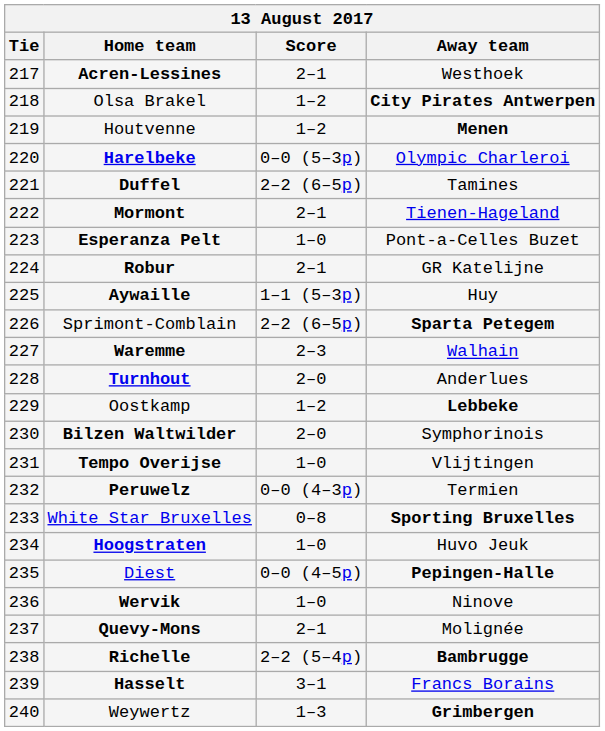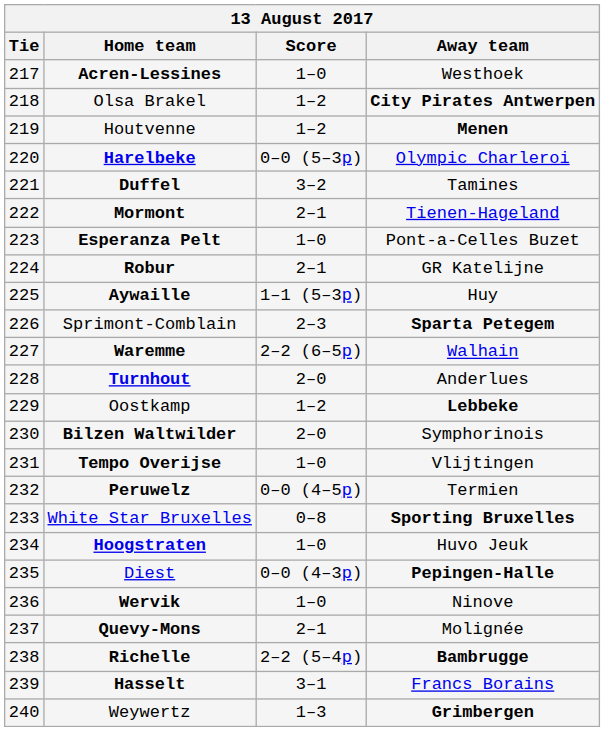(311, 74) 2–1 -> (311, 74) 1–0
(311, 185) 2–2 (6–5p) -> (311, 185) 3–2
(311, 324) 2–2 (6–5p) -> (311, 324) 2–3
(311, 352) 2–3 -> (311, 352) 2–2 (6–5p)
(311, 490) 0–0 (4–3p) -> (311, 490) 0–0 (4–5p)
(311, 574) 0–0 (4–5p) -> (311, 574) 0–0 (4–3p)
